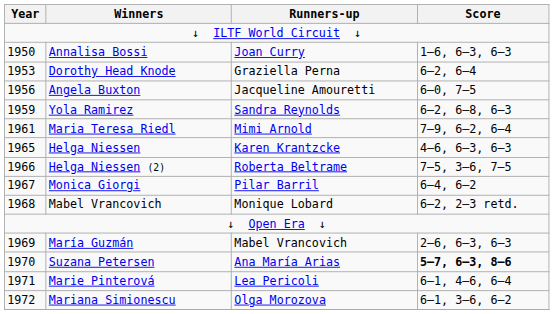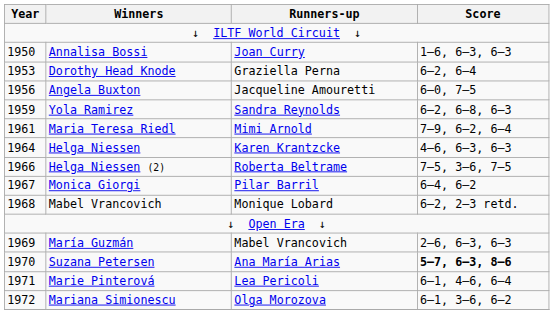(21, 147) 1965 -> (21, 147) 1964
